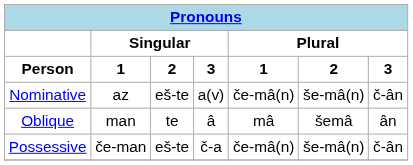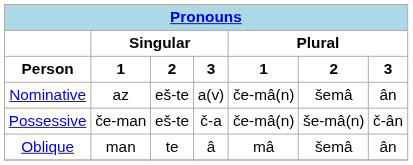(334, 95) še-mâ(n) -> (334, 95) šemâ
(388, 95) č-ân -> (388, 95) ân
rows swapped: (48, 121) <-> (48, 147)
